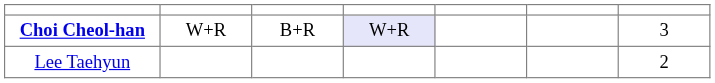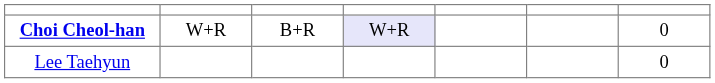(664, 30) 3 -> (664, 30) 0
(664, 61) 2 -> (664, 61) 0
